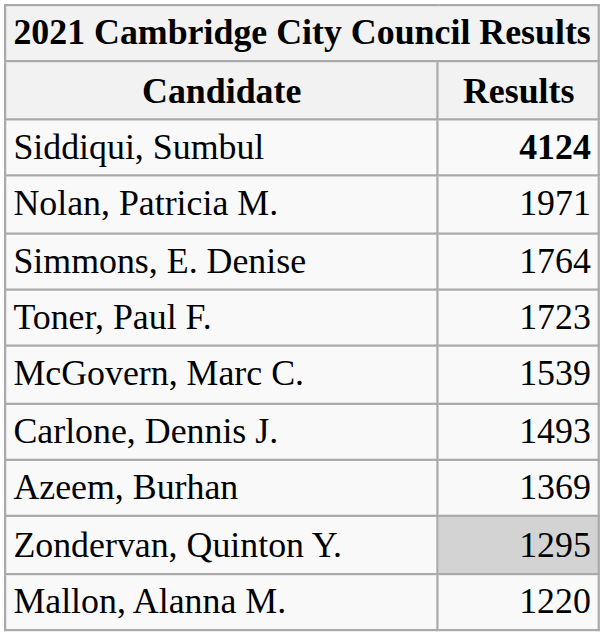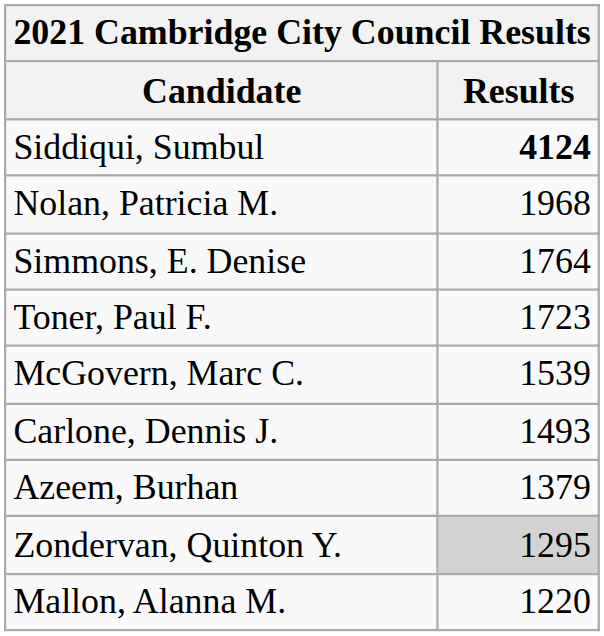(555, 203) 1971 -> (555, 203) 1968
(555, 487) 1369 -> (555, 487) 1379
